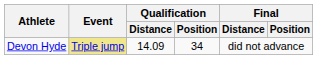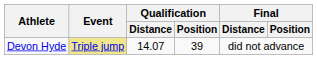(151, 46) 14.09 -> (151, 46) 14.07
(197, 46) 34 -> (197, 46) 39
